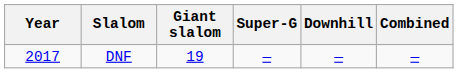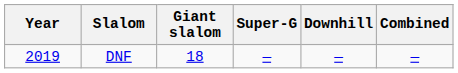(43, 56) 2017 -> (43, 56) 2019
(195, 56) 19 -> (195, 56) 18
